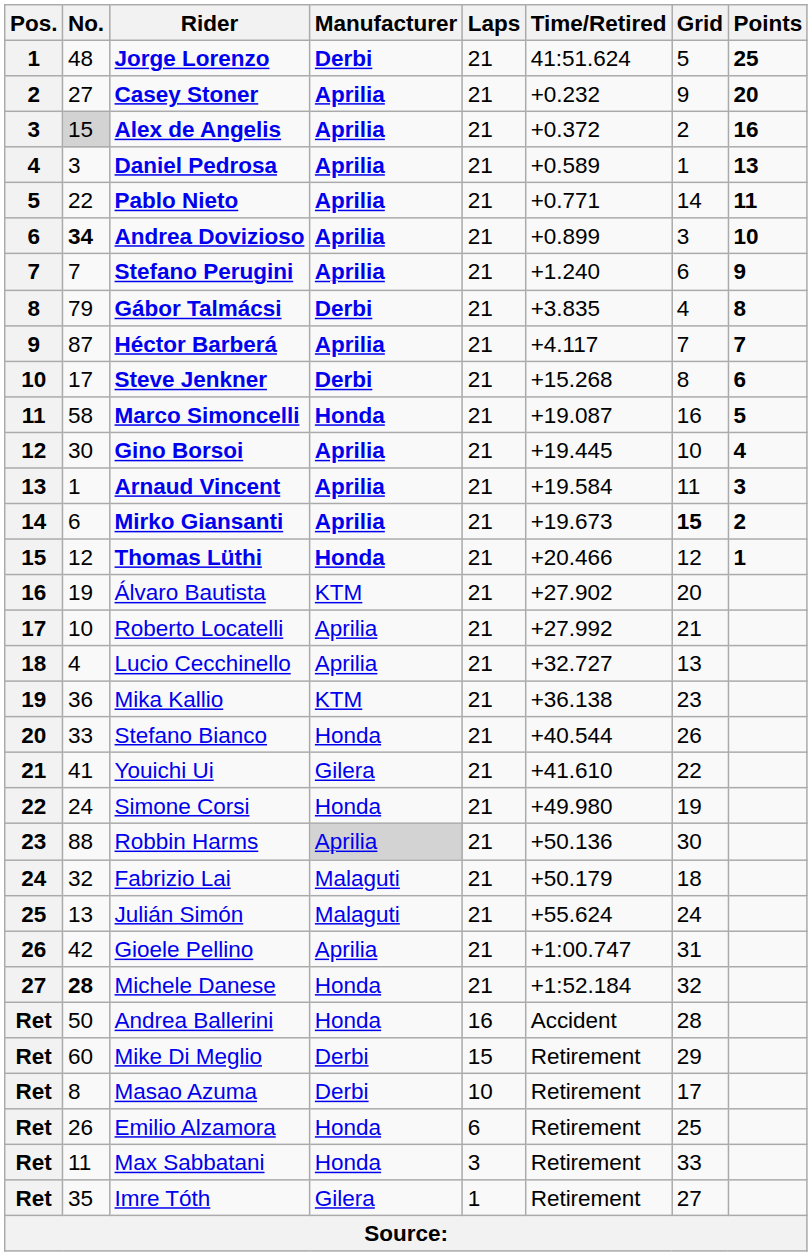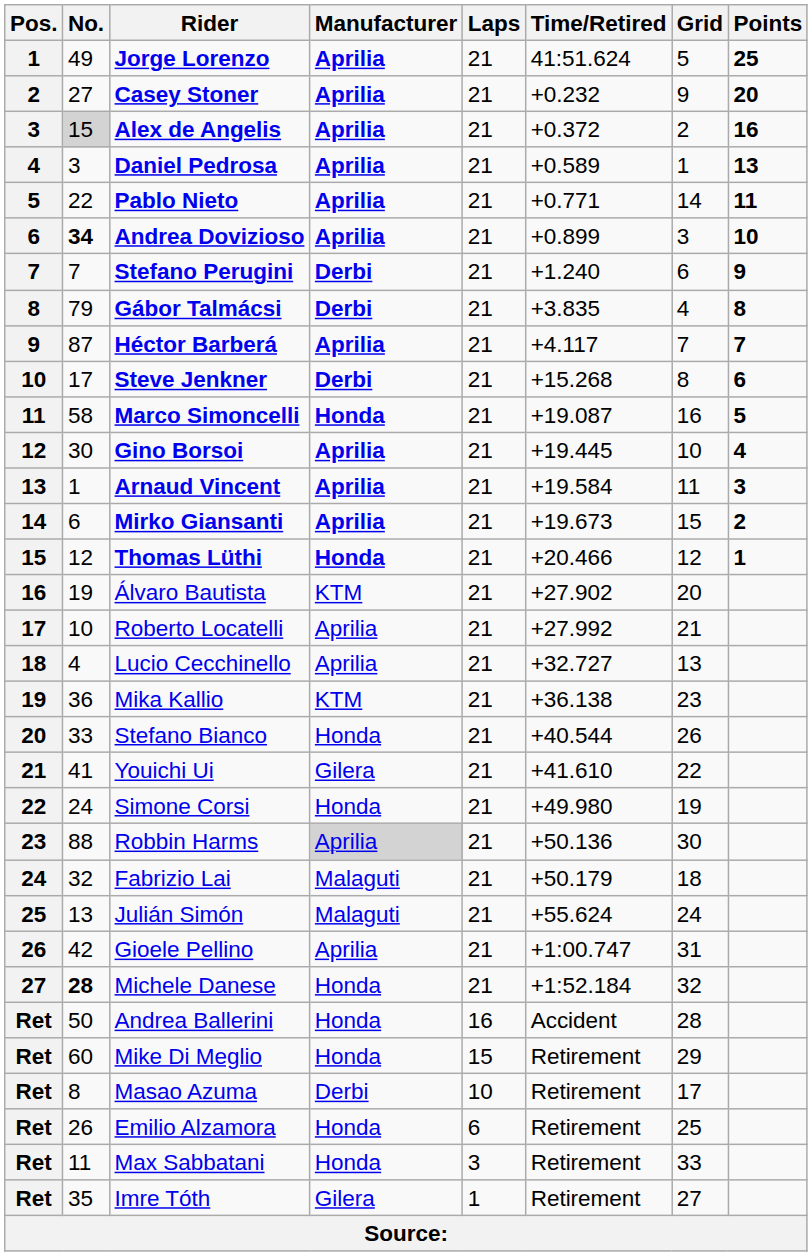(80, 58) 48 -> (80, 58) 49
(344, 58) Derbi -> (350, 58) Aprilia
(350, 272) Aprilia -> (344, 272) Derbi
(689, 521) bold -> (689, 521) normal
(342, 1055) Derbi -> (348, 1055) Honda
